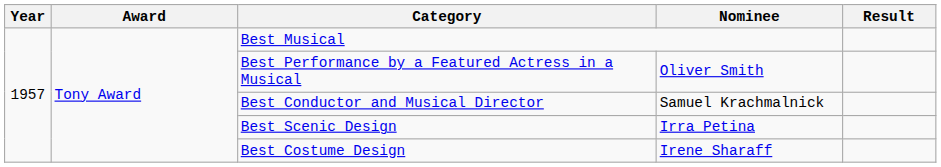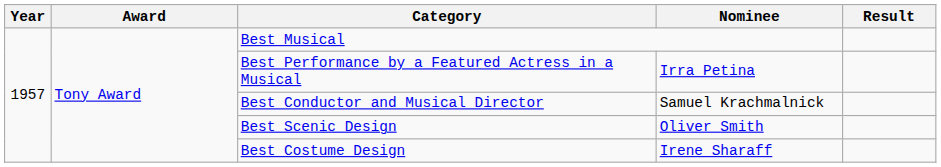(712, 72) Oliver Smith -> (707, 72) Irra Petina
(707, 127) Irra Petina -> (712, 127) Oliver Smith
